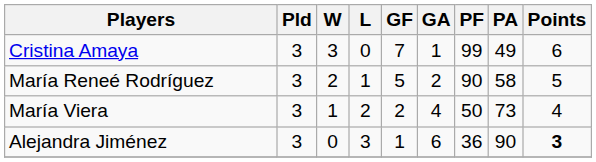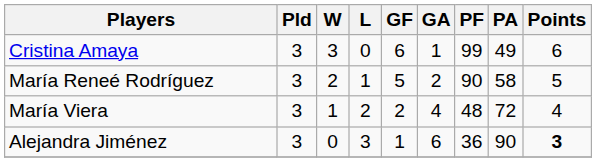(400, 50) 7 -> (400, 50) 6
(472, 111) 50 -> (472, 111) 48
(505, 111) 73 -> (505, 111) 72
